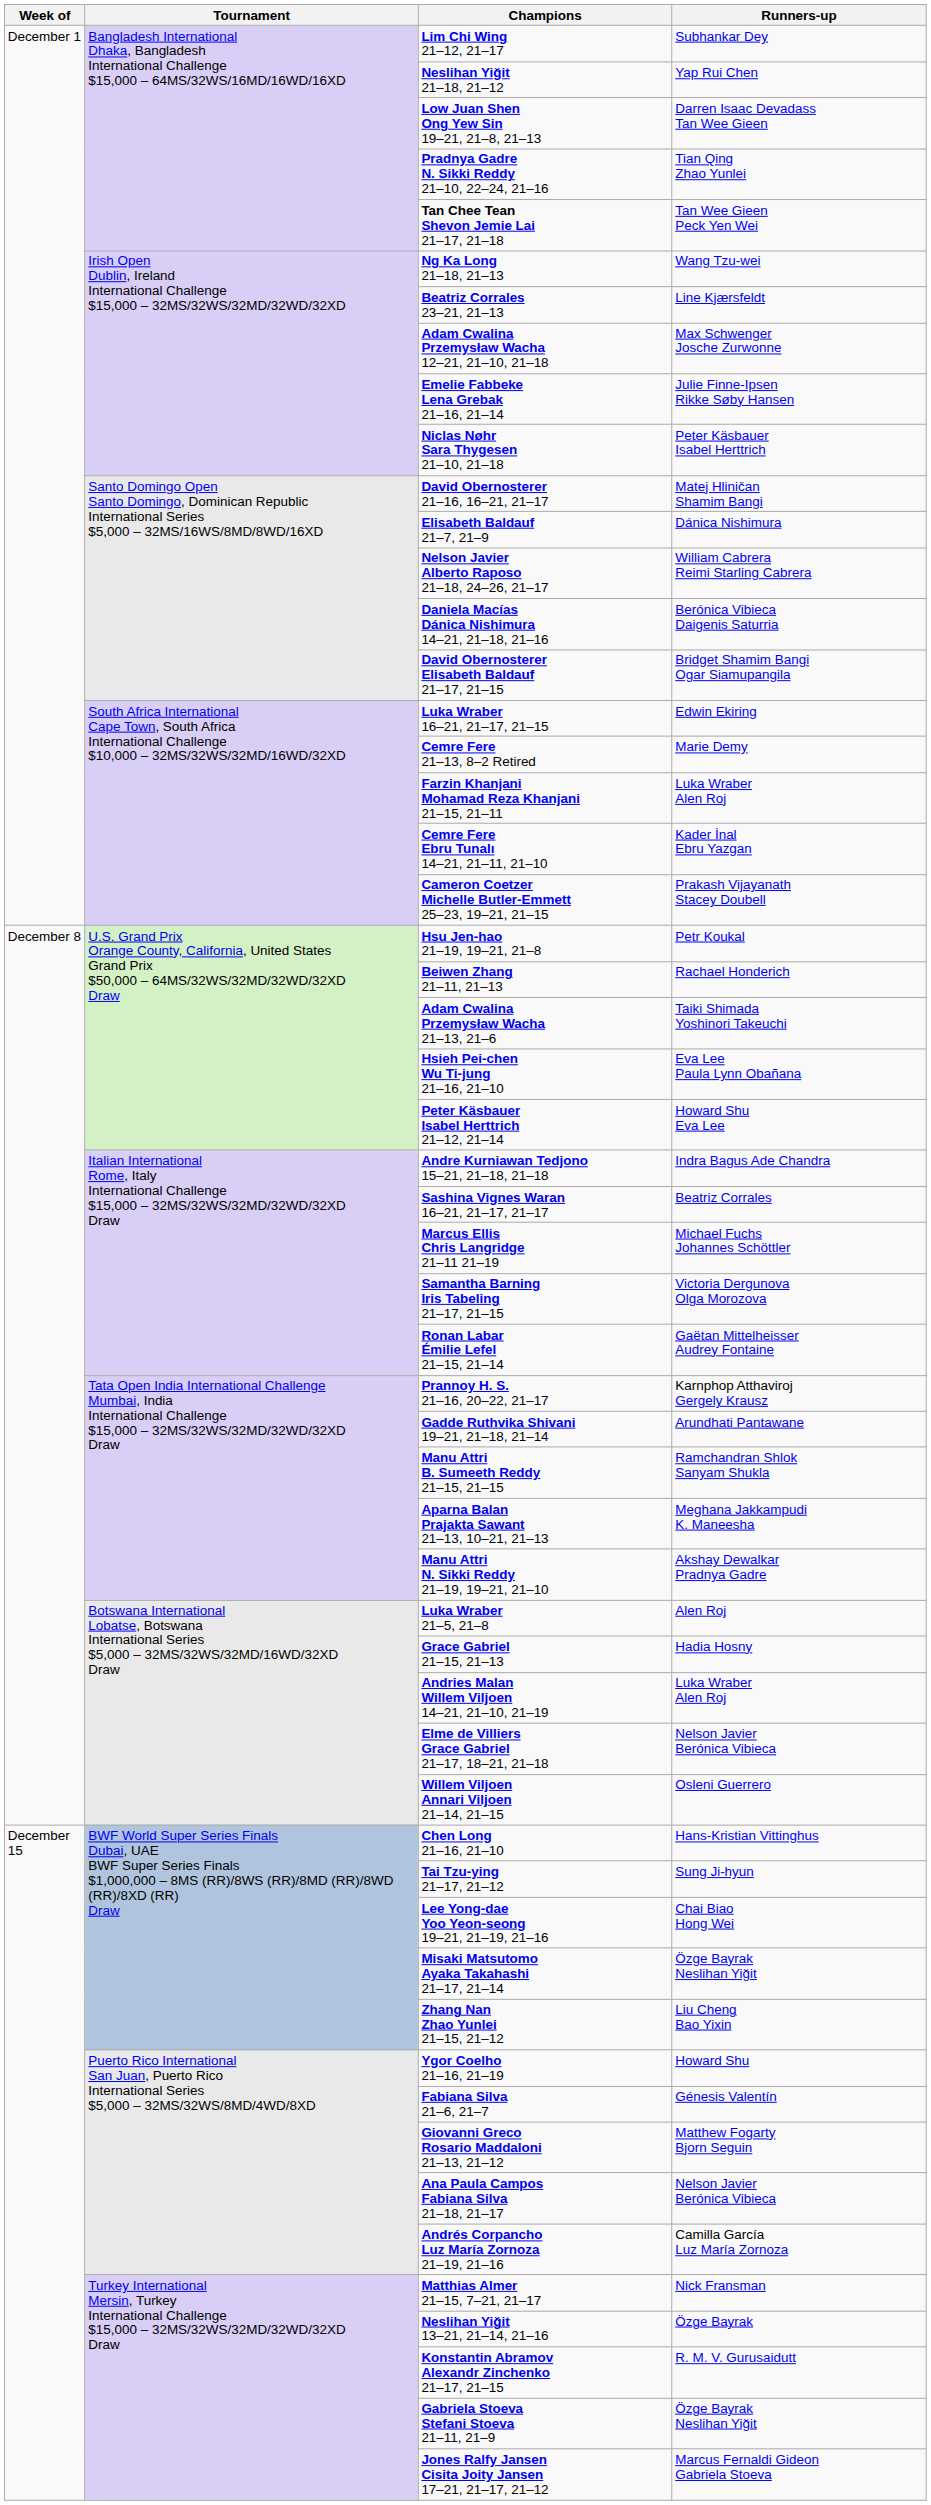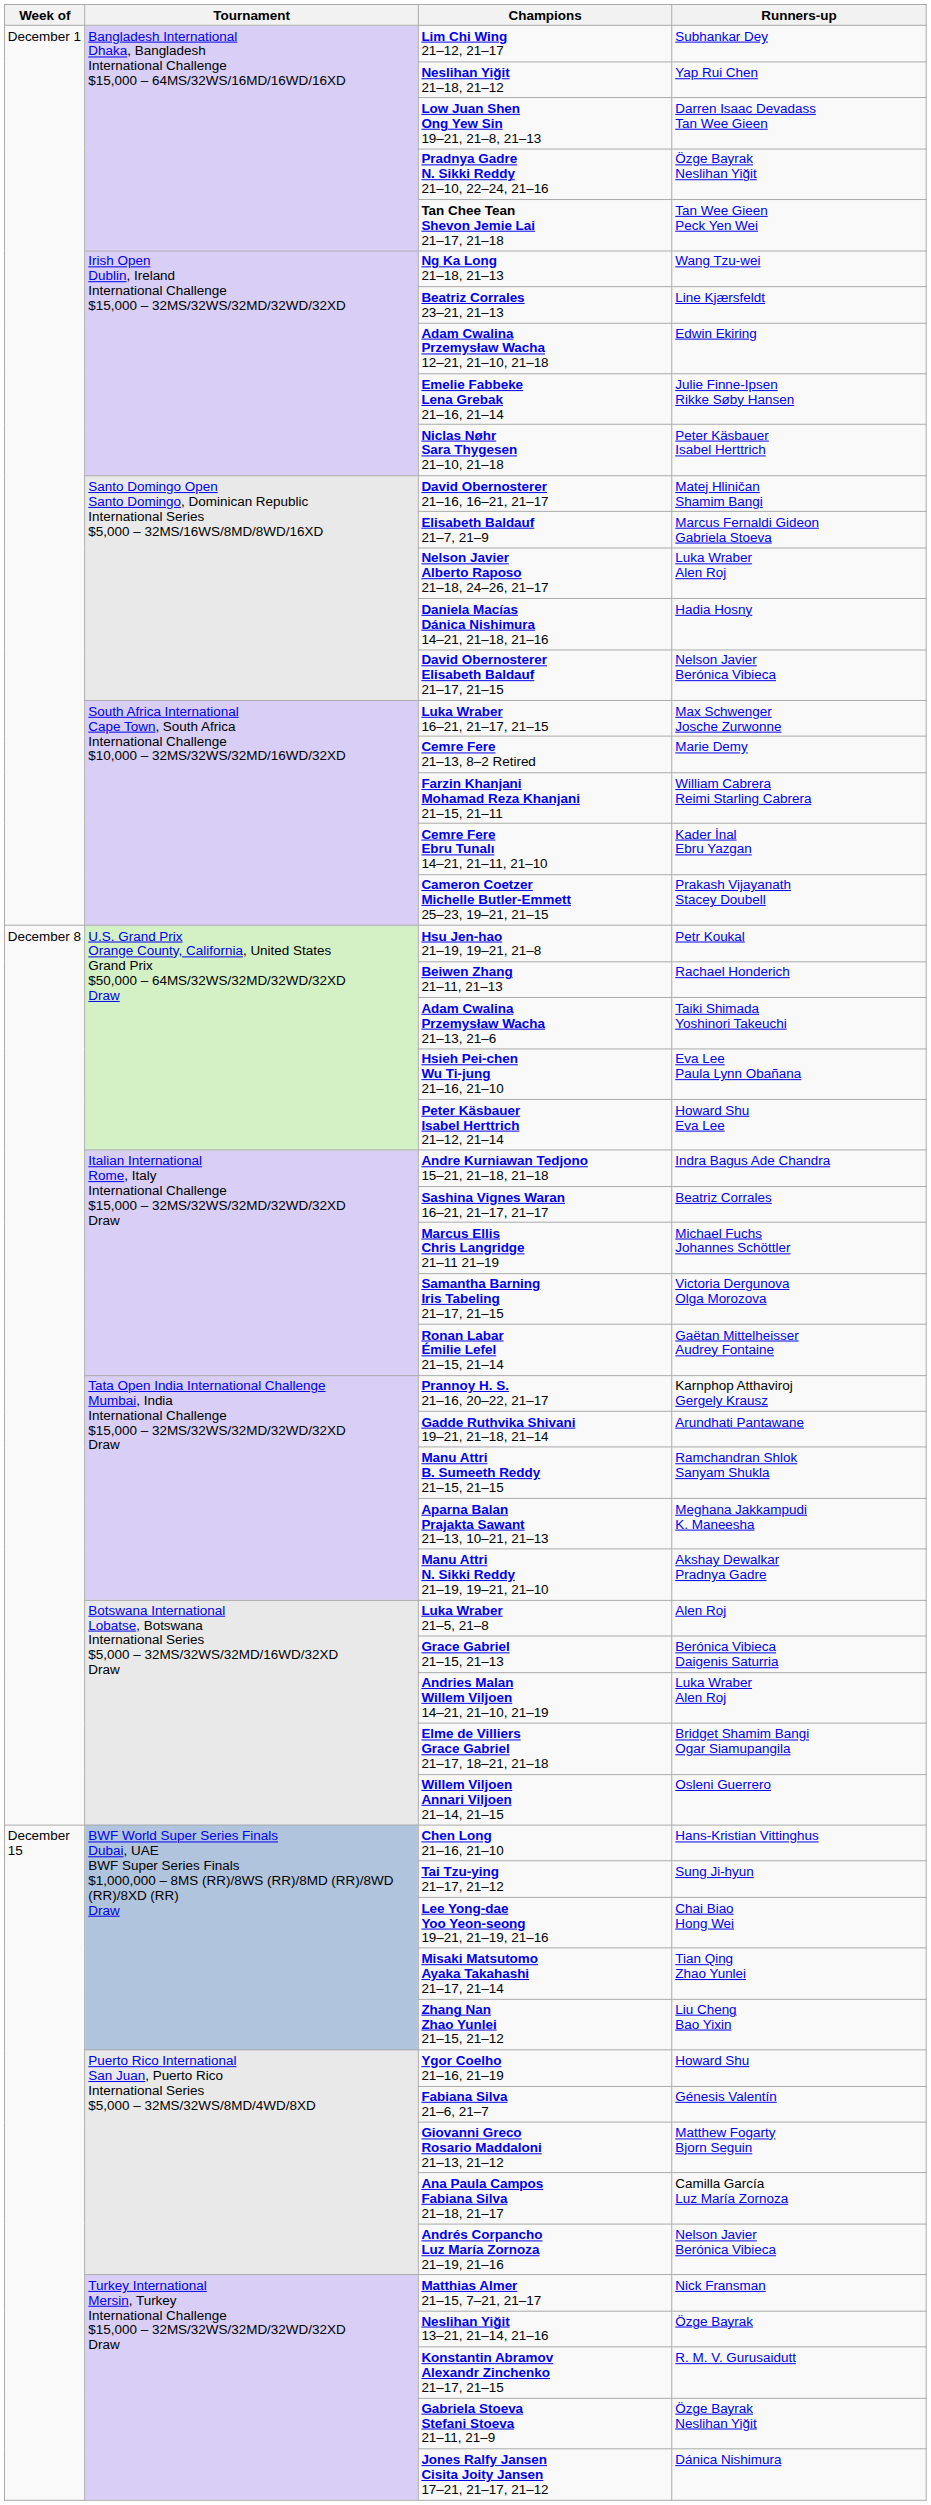(711, 166) Tian Qing Zhao Yunlei -> (716, 166) Özge Bayrak Neslihan Yiğit
(728, 340) Max Schwenger Josche Zurwonne -> (716, 333) Edwin Ekiring
(728, 522) Dánica Nishimura -> (747, 529) Marcus Fernaldi Gideon Gabriela Stoeva
(743, 565) William Cabrera Reimi Starling Cabrera -> (714, 565) Luka Wraber Alen Roj
(727, 616) Berónica Vibieca Daigenis Saturria -> (714, 609) Hadia Hosny
(742, 667) Bridget Shamim Bangi Ogar Siamupangila -> (726, 667) Nelson Javier Berónica Vibieca
(716, 711) Edwin Ekiring -> (728, 718) Max Schwenger Josche Zurwonne
(714, 790) Luka Wraber Alen Roj -> (743, 790) William Cabrera Reimi Starling Cabrera
(714, 1646) Hadia Hosny -> (727, 1654) Berónica Vibieca Daigenis Saturria
(726, 1741) Nelson Javier Berónica Vibieca -> (742, 1741) Bridget Shamim Bangi Ogar Siamupangila
(716, 1966) Özge Bayrak Neslihan Yiğit -> (711, 1966) Tian Qing Zhao Yunlei
(726, 2191) Nelson Javier Berónica Vibieca -> (732, 2191) Camilla García Luz María Zornoza
(732, 2242) Camilla García Luz María Zornoza -> (726, 2242) Nelson Javier Berónica Vibieca
(747, 2466) Marcus Fernaldi Gideon Gabriela Stoeva -> (728, 2459) Dánica Nishimura
